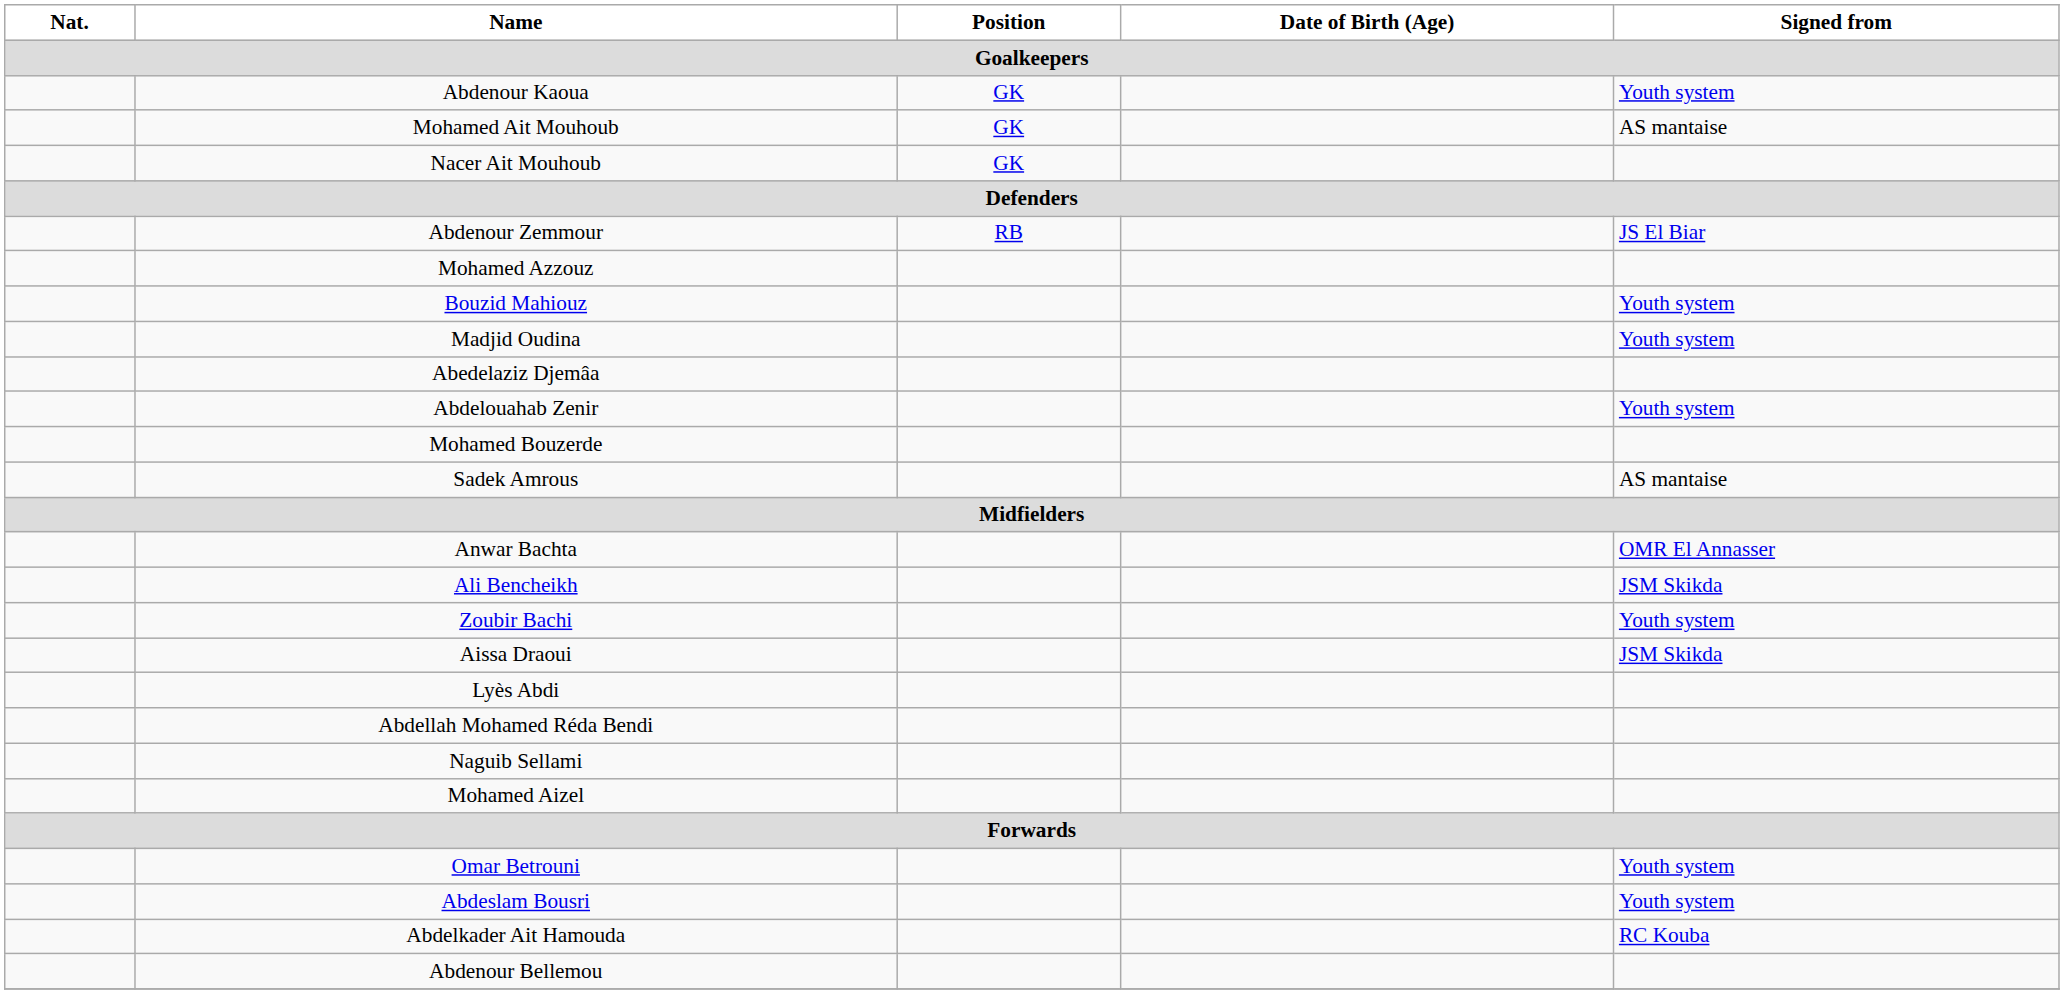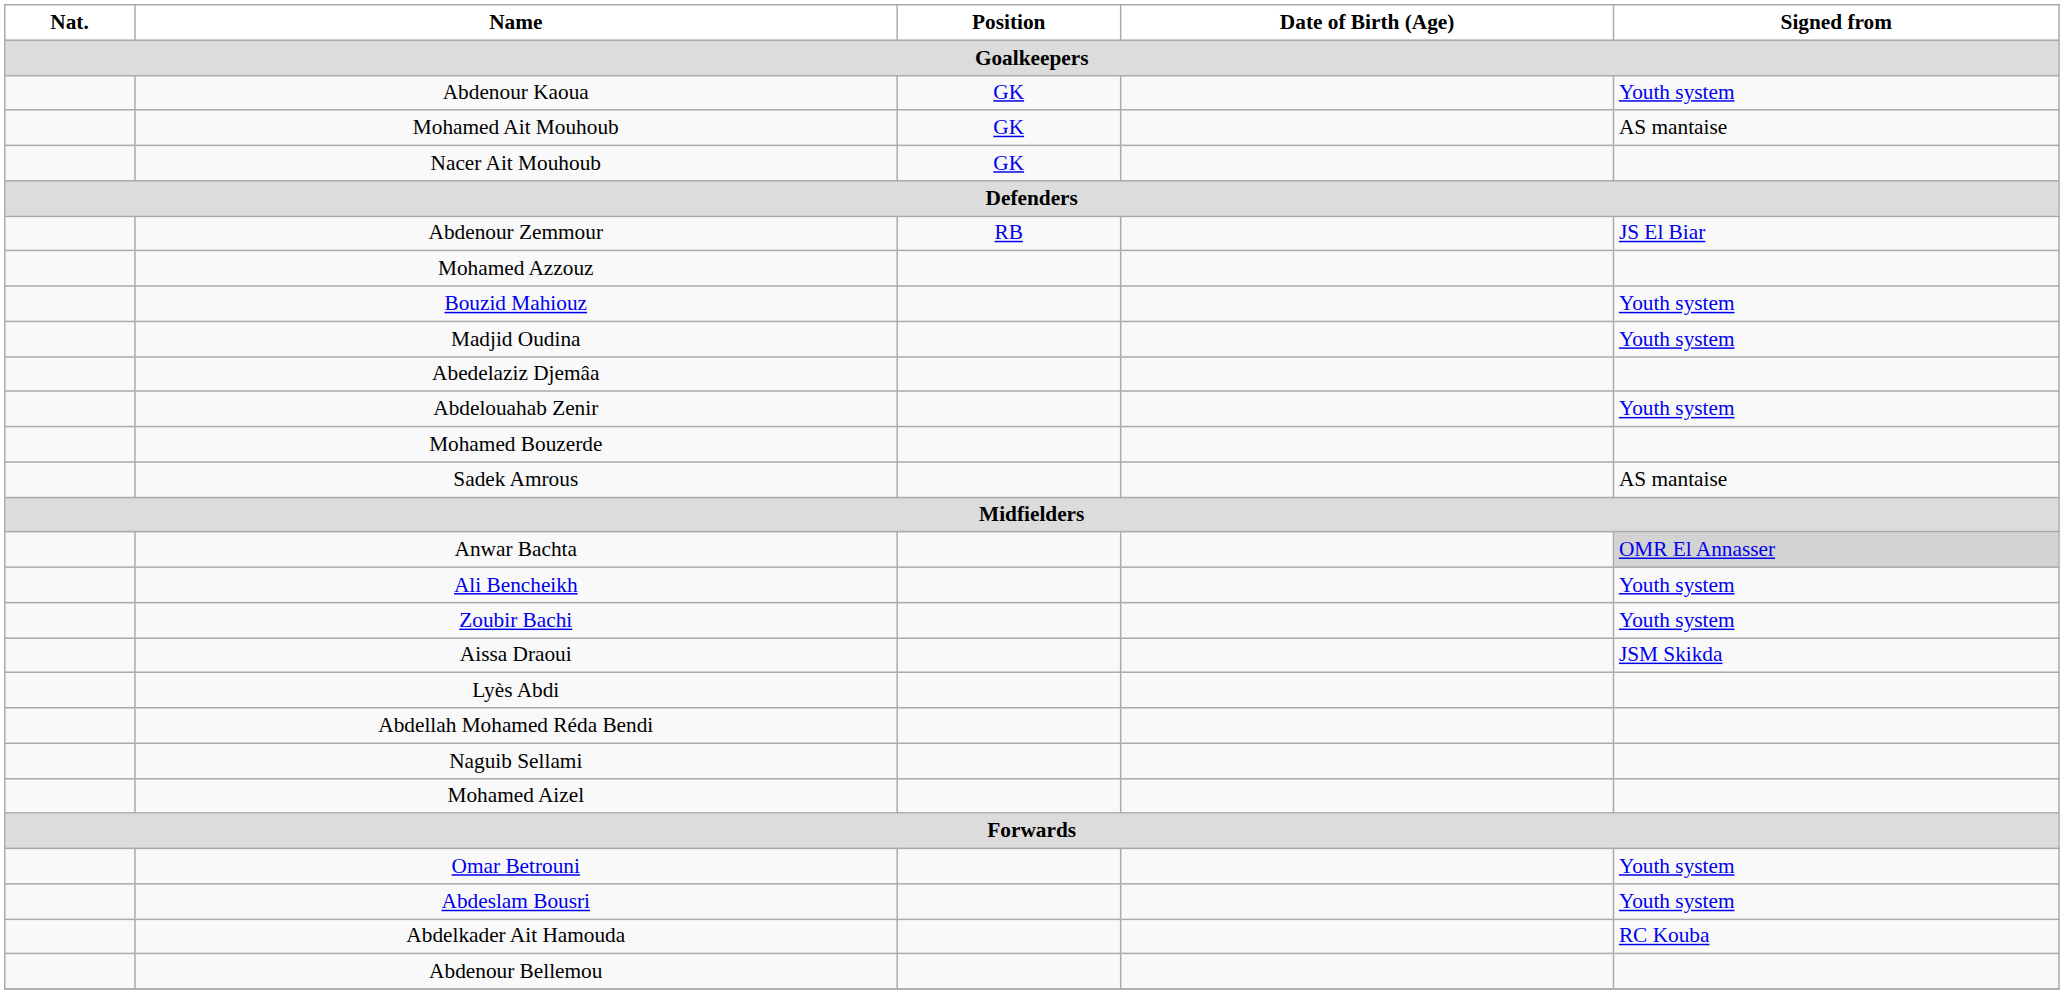(1697, 549) no background -> (1697, 549) lightgrey background
(1671, 584) JSM Skikda -> (1677, 584) Youth system
